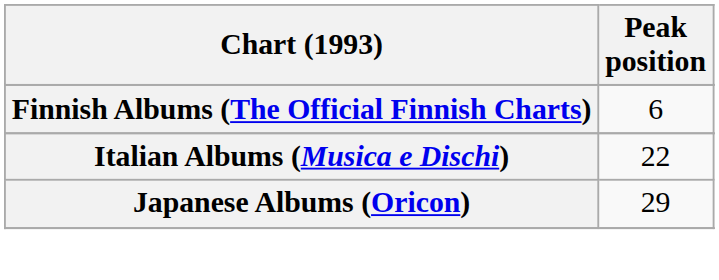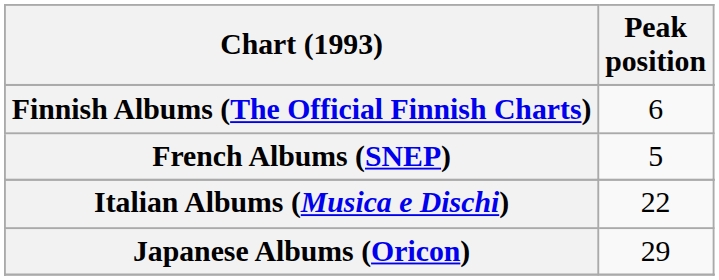+ row: (302, 155)
